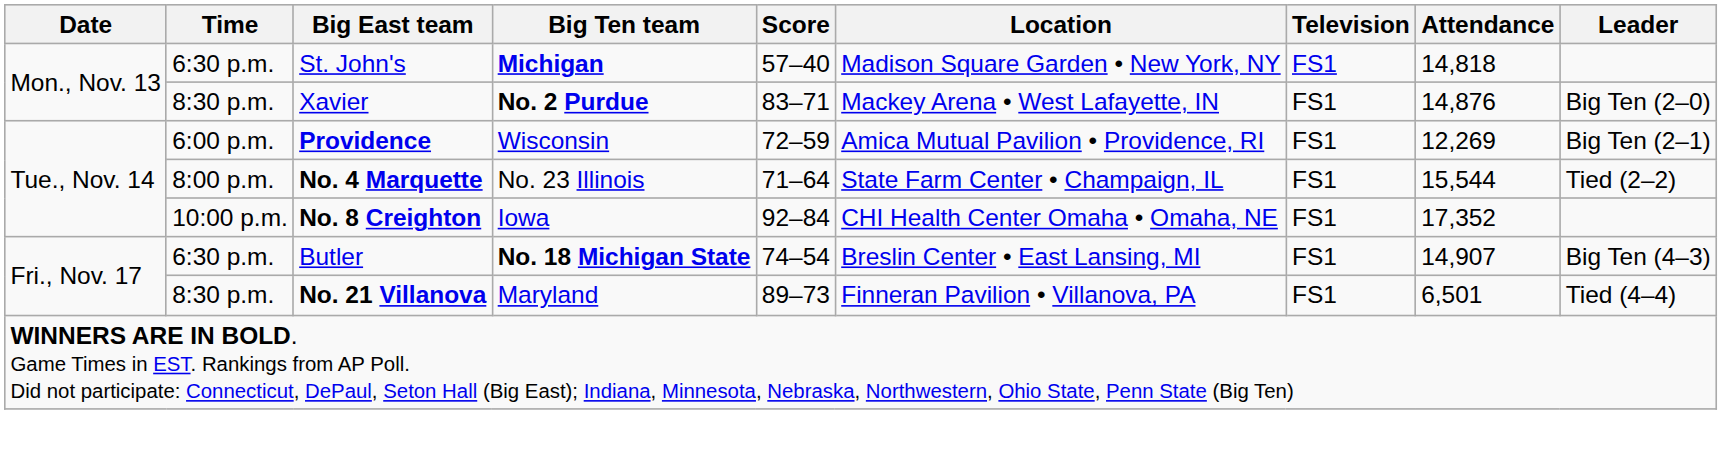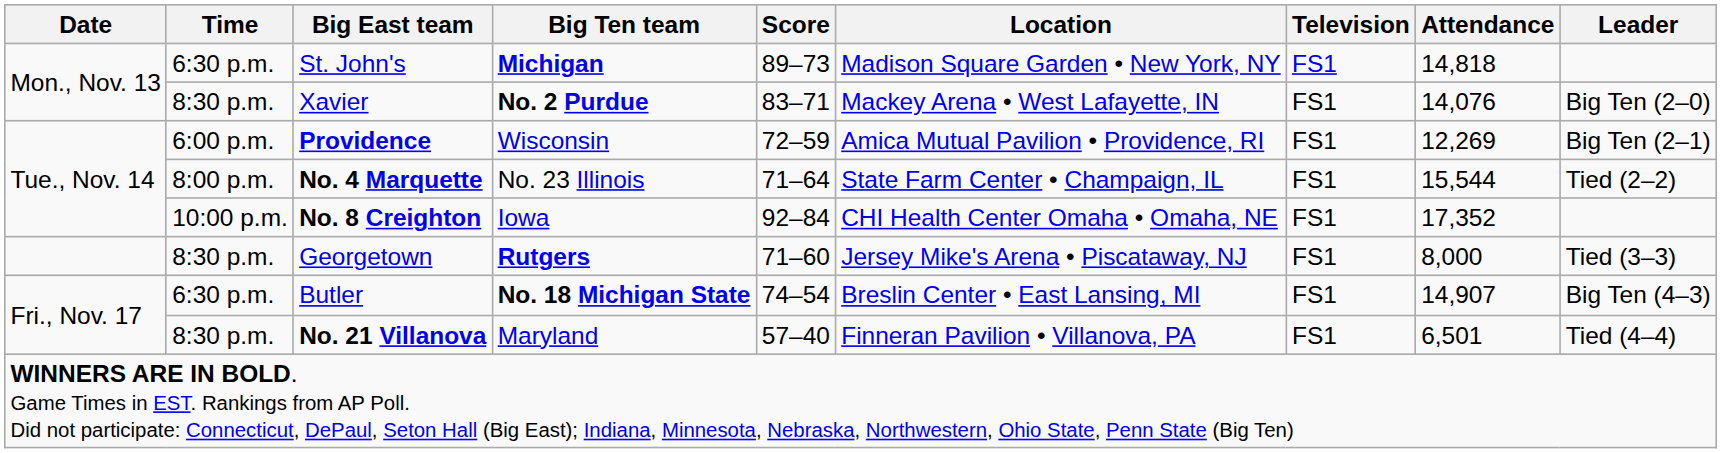(796, 63) 57–40 -> (796, 63) 89–73
(1459, 102) 14,876 -> (1459, 102) 14,076
+ row: (366, 257)
(796, 296) 89–73 -> (796, 334) 57–40
